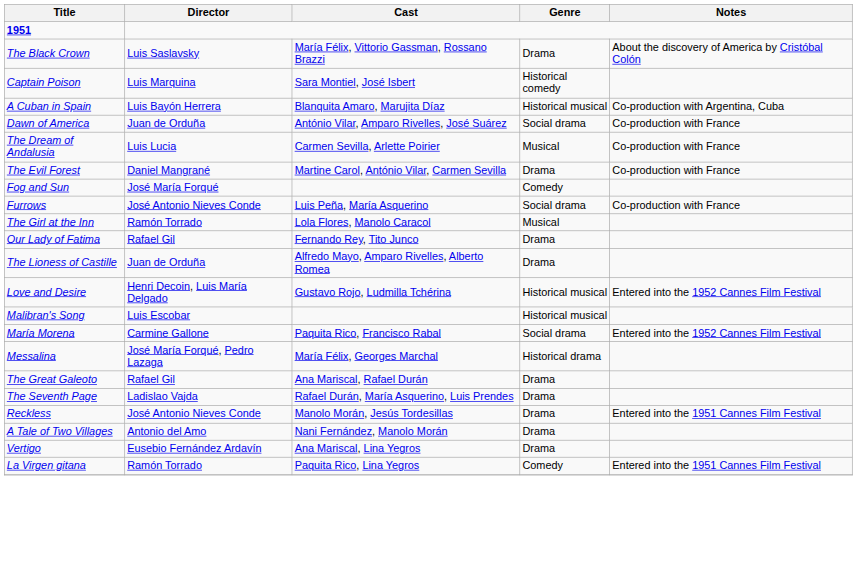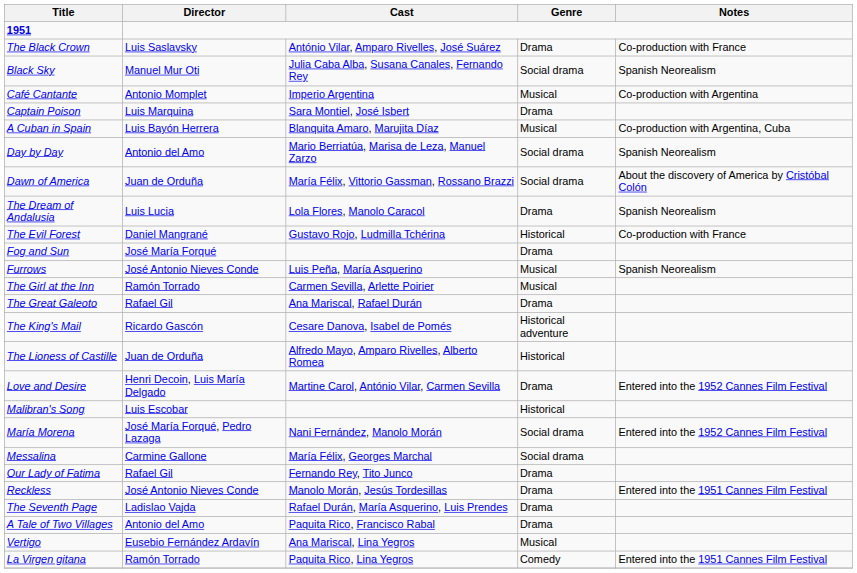(391, 53) María Félix, Vittorio Gassman, Rossano Brazzi -> (395, 47) António Vilar, Amparo Rivelles, José Suárez
(718, 53) About the discovery of America by Cristóbal Colón -> (682, 47) Co-production with France
+ row: (31, 71)
+ row: (42, 94)
(545, 83) Historical comedy -> (536, 111) Drama
(565, 106) Historical musical -> (538, 128) Musical
+ row: (35, 152)
(401, 123) António Vilar, Amparo Rivelles, José Suárez -> (401, 181) María Félix, Vittorio Gassman, Rossano Brazzi
(676, 123) Co-production with France -> (724, 181) About the discovery of America by Cristóbal Colón
(367, 147) Carmen Sevilla, Arlette Poirier -> (357, 211) Lola Flores, Manolo Caracol
(541, 147) Musical -> (536, 211) Drama
(676, 147) Co-production with France -> (667, 211) Spanish Neorealism
(400, 170) Martine Carol, António Vilar, Carmen Sevilla -> (367, 234) Gustavo Rojo, Ludmilla Tchérina
(539, 170) Drama -> (542, 234) Historical
(543, 187) Comedy -> (536, 251) Drama
(554, 205) Social drama -> (538, 269) Musical
(676, 205) Co-production with France -> (667, 269) Spanish Neorealism
(363, 222) Lola Flores, Manolo Caracol -> (361, 286) Carmen Sevilla, Arlette Poirier
rows swapped: (52, 379) <-> (53, 239)
+ row: (44, 327)
(539, 263) Drama -> (542, 356) Historical
(373, 292) Gustavo Rojo, Ludmilla Tchérina -> (394, 386) Martine Carol, António Vilar, Carmen Sevilla
(565, 292) Historical musical -> (536, 386) Drama
(565, 315) Historical musical -> (542, 409) Historical
(168, 333) Carmine Gallone -> (188, 432) José María Forqué, Pedro Lazaga
(368, 333) Paquita Rico, Francisco Rabal -> (365, 432) Nani Fernández, Manolo Morán
(190, 356) José María Forqué, Pedro Lazaga -> (166, 456) Carmine Gallone
(562, 356) Historical drama -> (552, 456) Social drama
rows swapped: (29, 414) <-> (52, 397)
(371, 431) Nani Fernández, Manolo Morán -> (362, 525) Paquita Rico, Francisco Rabal
(539, 448) Drama -> (538, 542) Musical
